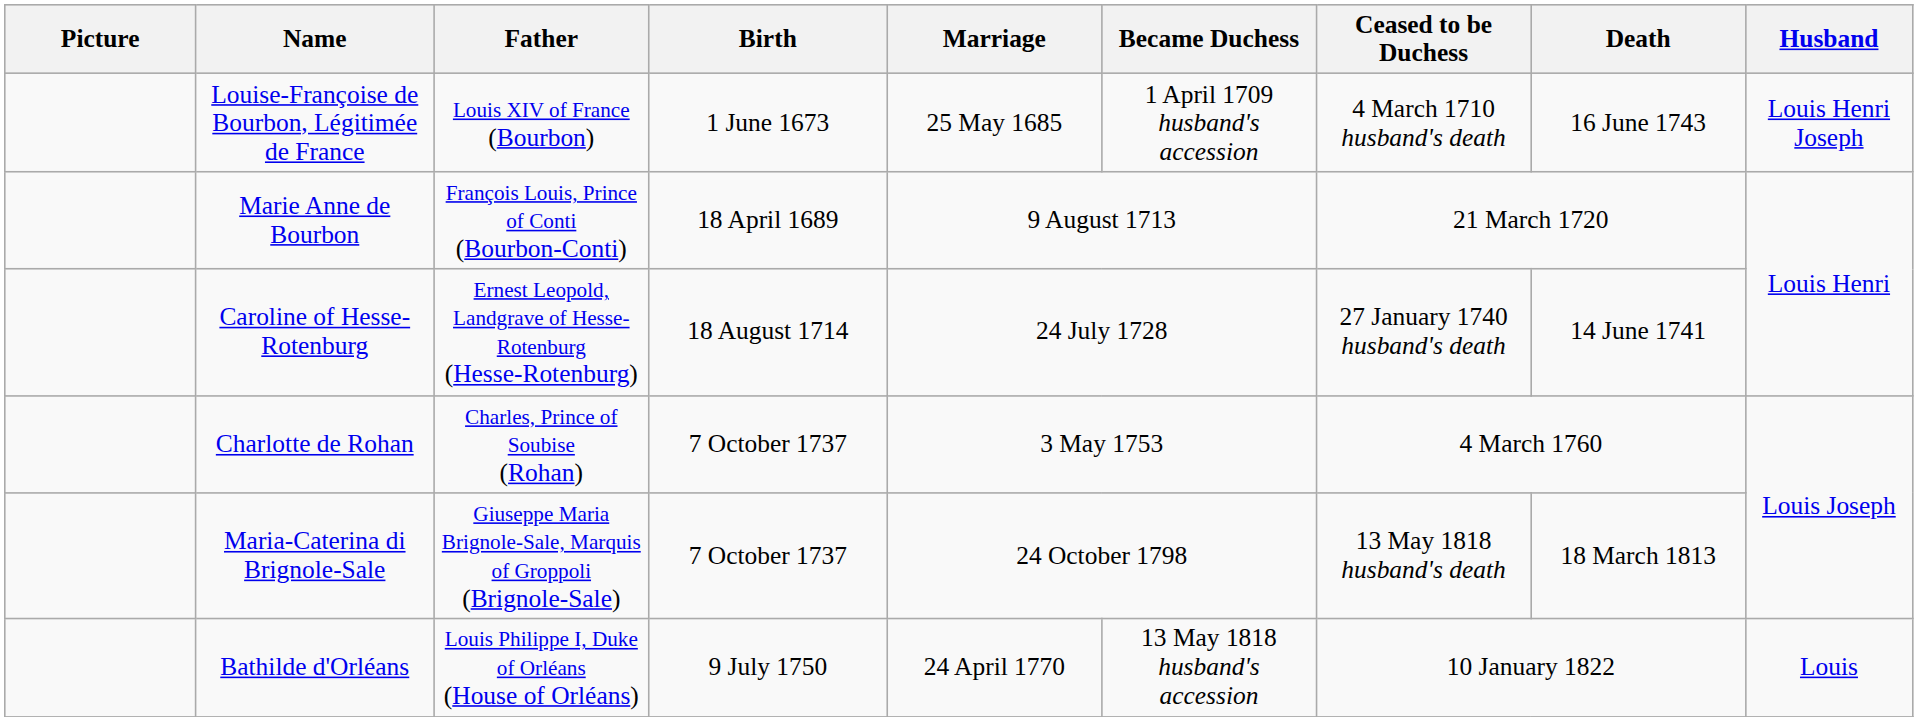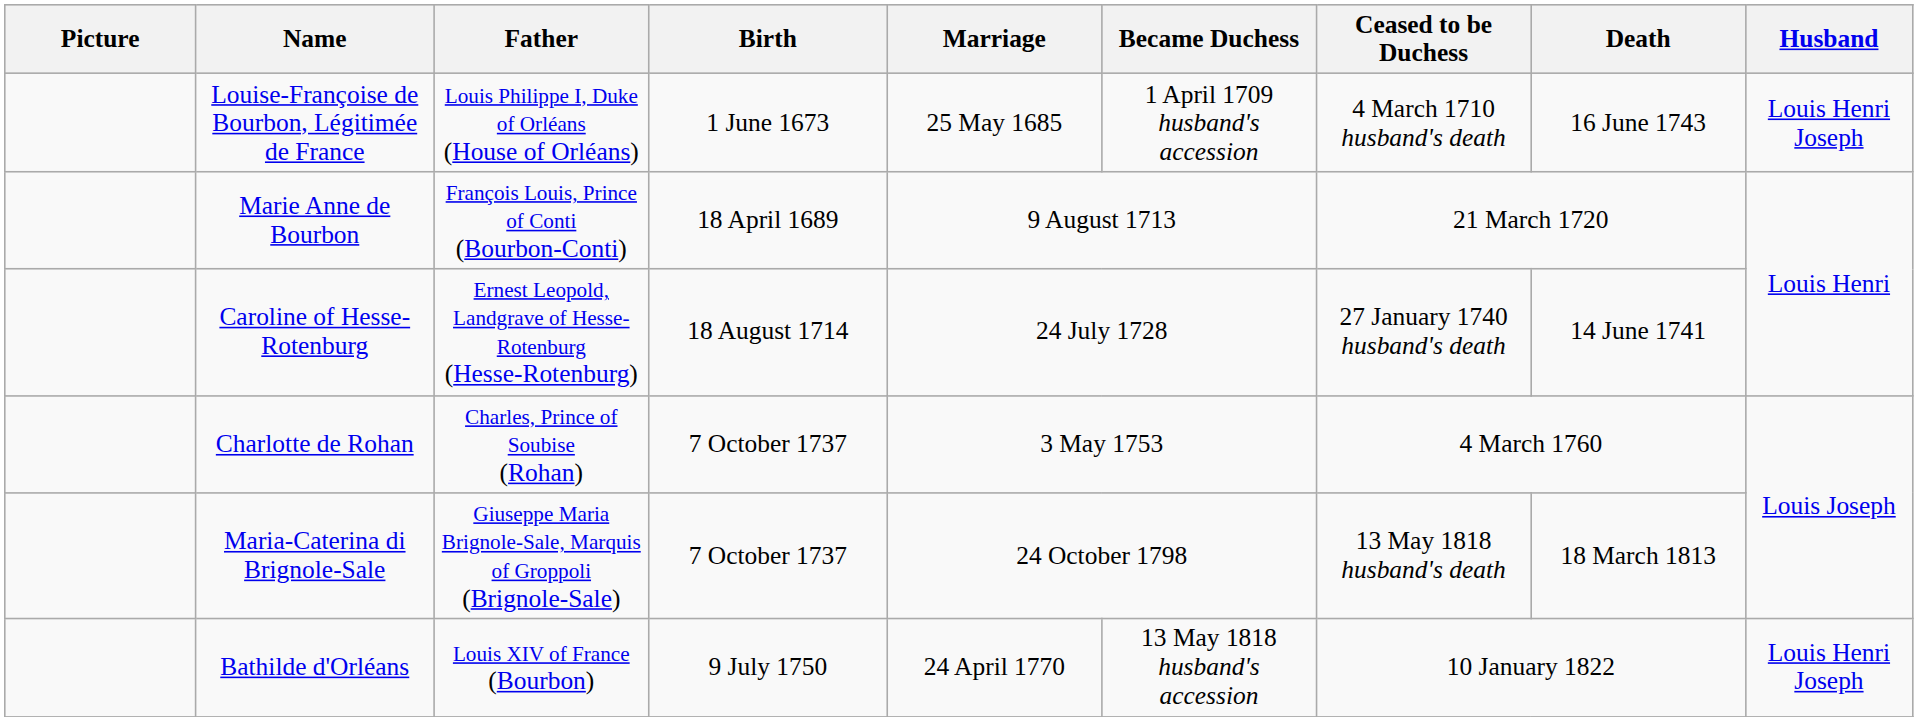(541, 123) Louis XIV of France (Bourbon) -> (541, 123) Louis Philippe I, Duke of Orléans (House of Orléans)
(541, 669) Louis Philippe I, Duke of Orléans (House of Orléans) -> (541, 669) Louis XIV of France (Bourbon)
(1829, 667) Louis -> (1829, 667) Louis Henri Joseph
